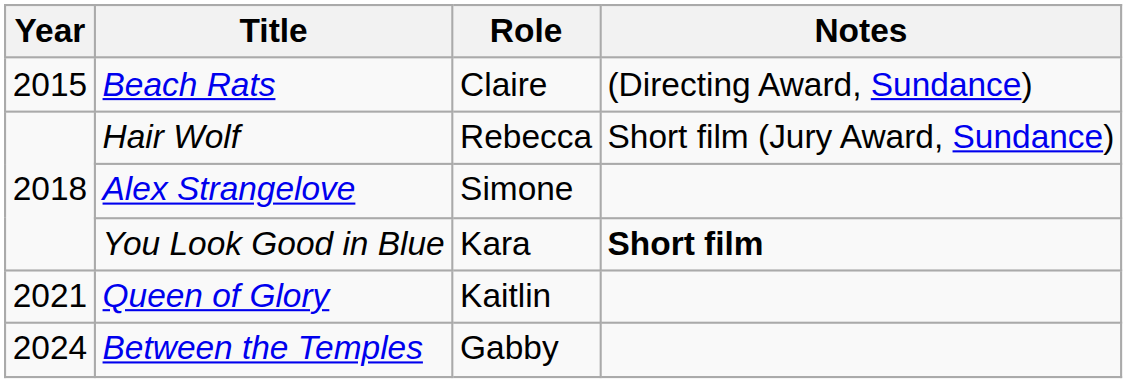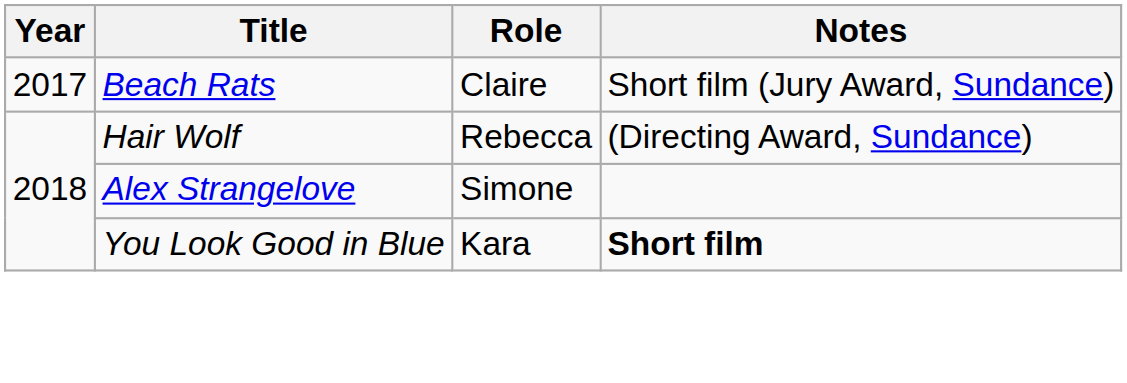(50, 84) 2015 -> (50, 84) 2017
(820, 84) (Directing Award, Sundance) -> (861, 84) Short film (Jury Award, Sundance)
(861, 137) Short film (Jury Award, Sundance) -> (820, 137) (Directing Award, Sundance)
- row: (216, 296)
- row: (263, 349)
